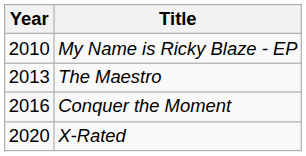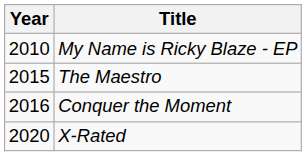(29, 77) 2013 -> (29, 77) 2015
